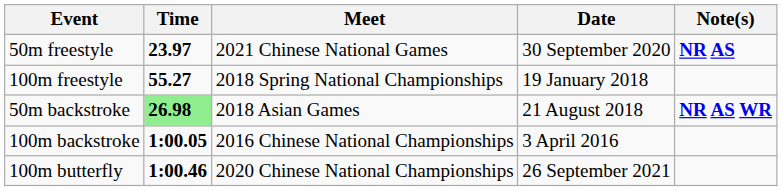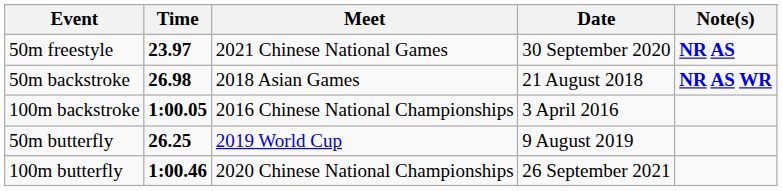- row: (66, 79)
(170, 110) lightgreen background -> (170, 79) no background
+ row: (61, 140)
